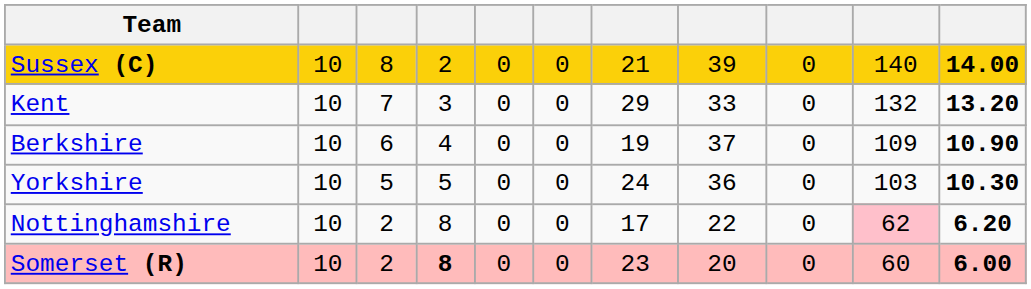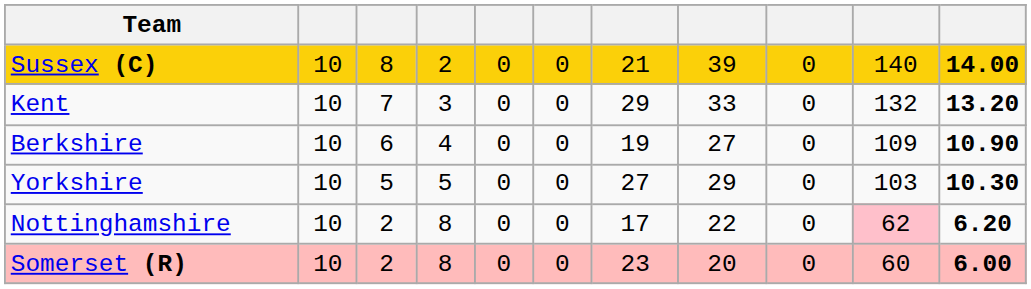(722, 144) 37 -> (722, 144) 27
(635, 184) 24 -> (635, 184) 27
(722, 184) 36 -> (722, 184) 29
(445, 264) bold -> (445, 264) normal
